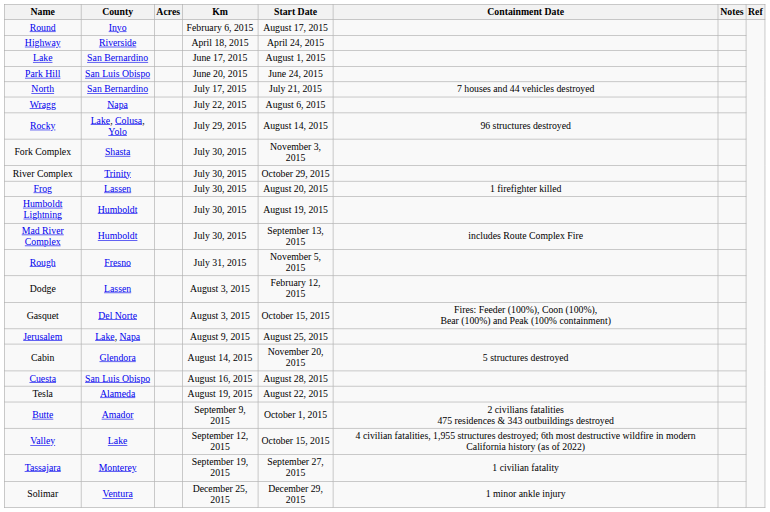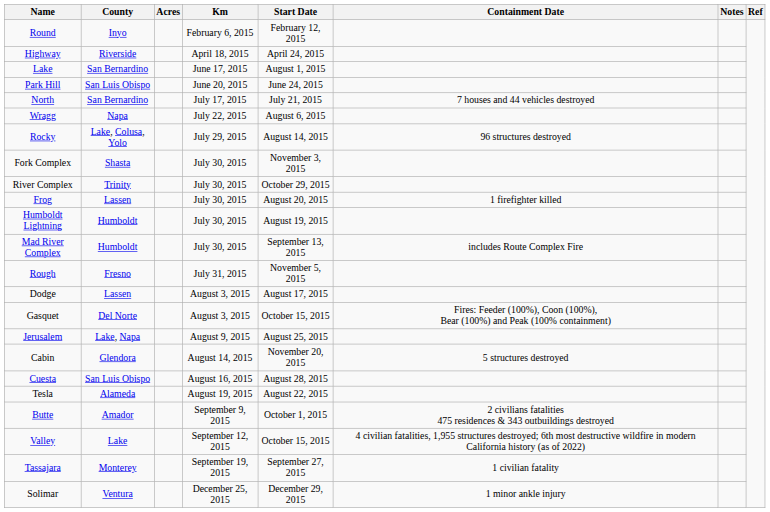(296, 27) August 17, 2015 -> (296, 33) February 12, 2015
(296, 289) February 12, 2015 -> (296, 294) August 17, 2015
